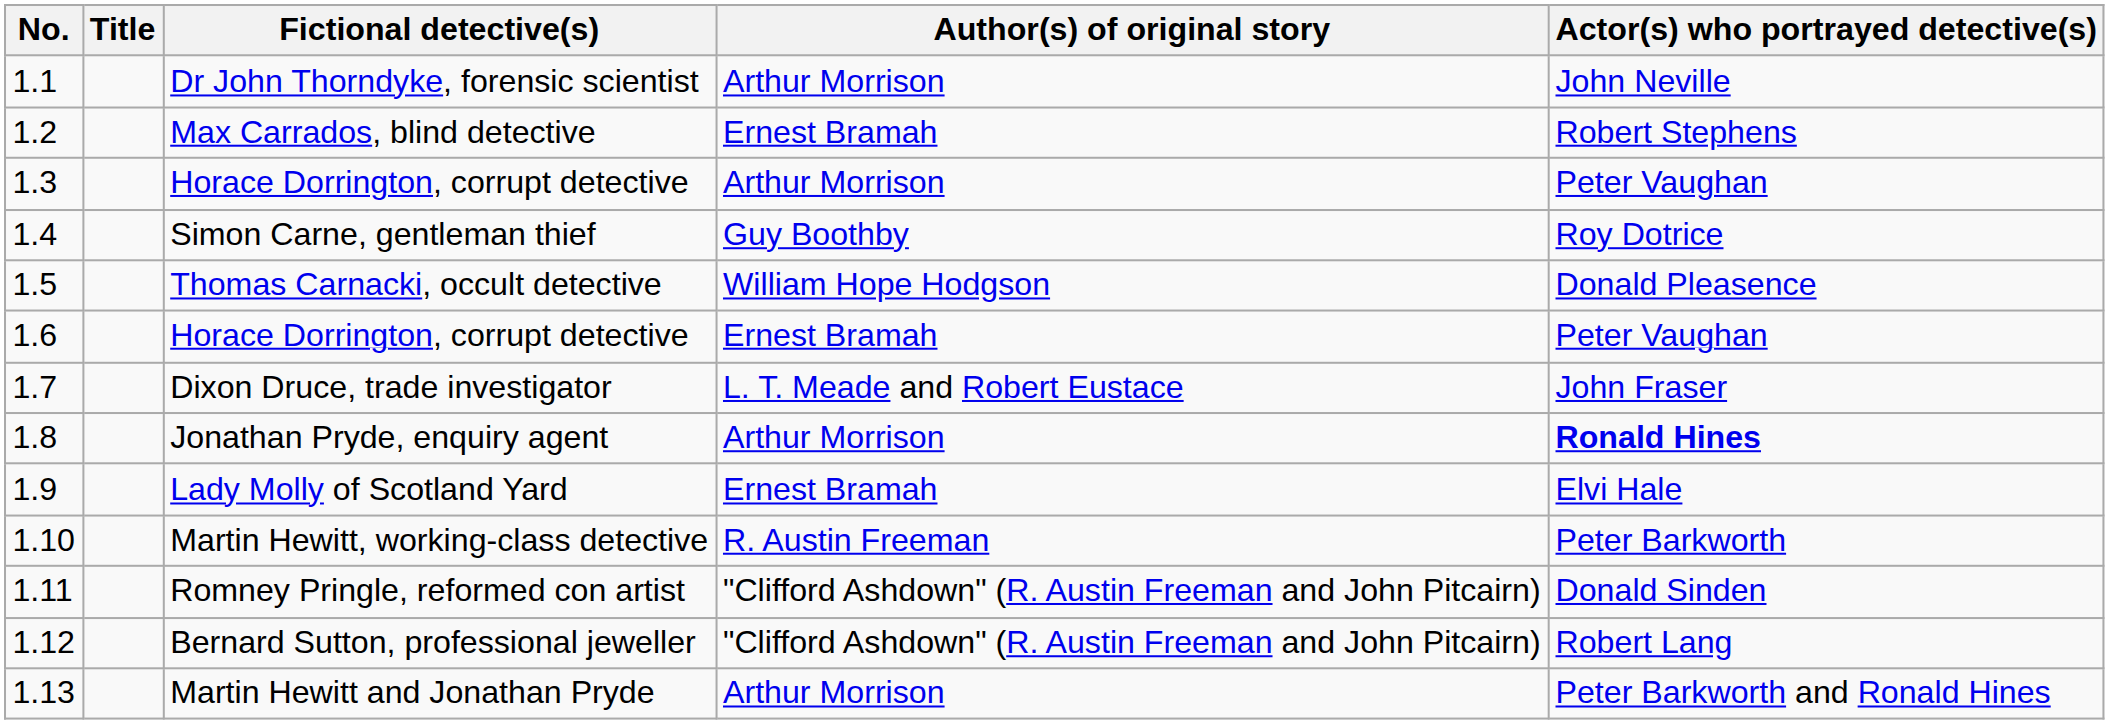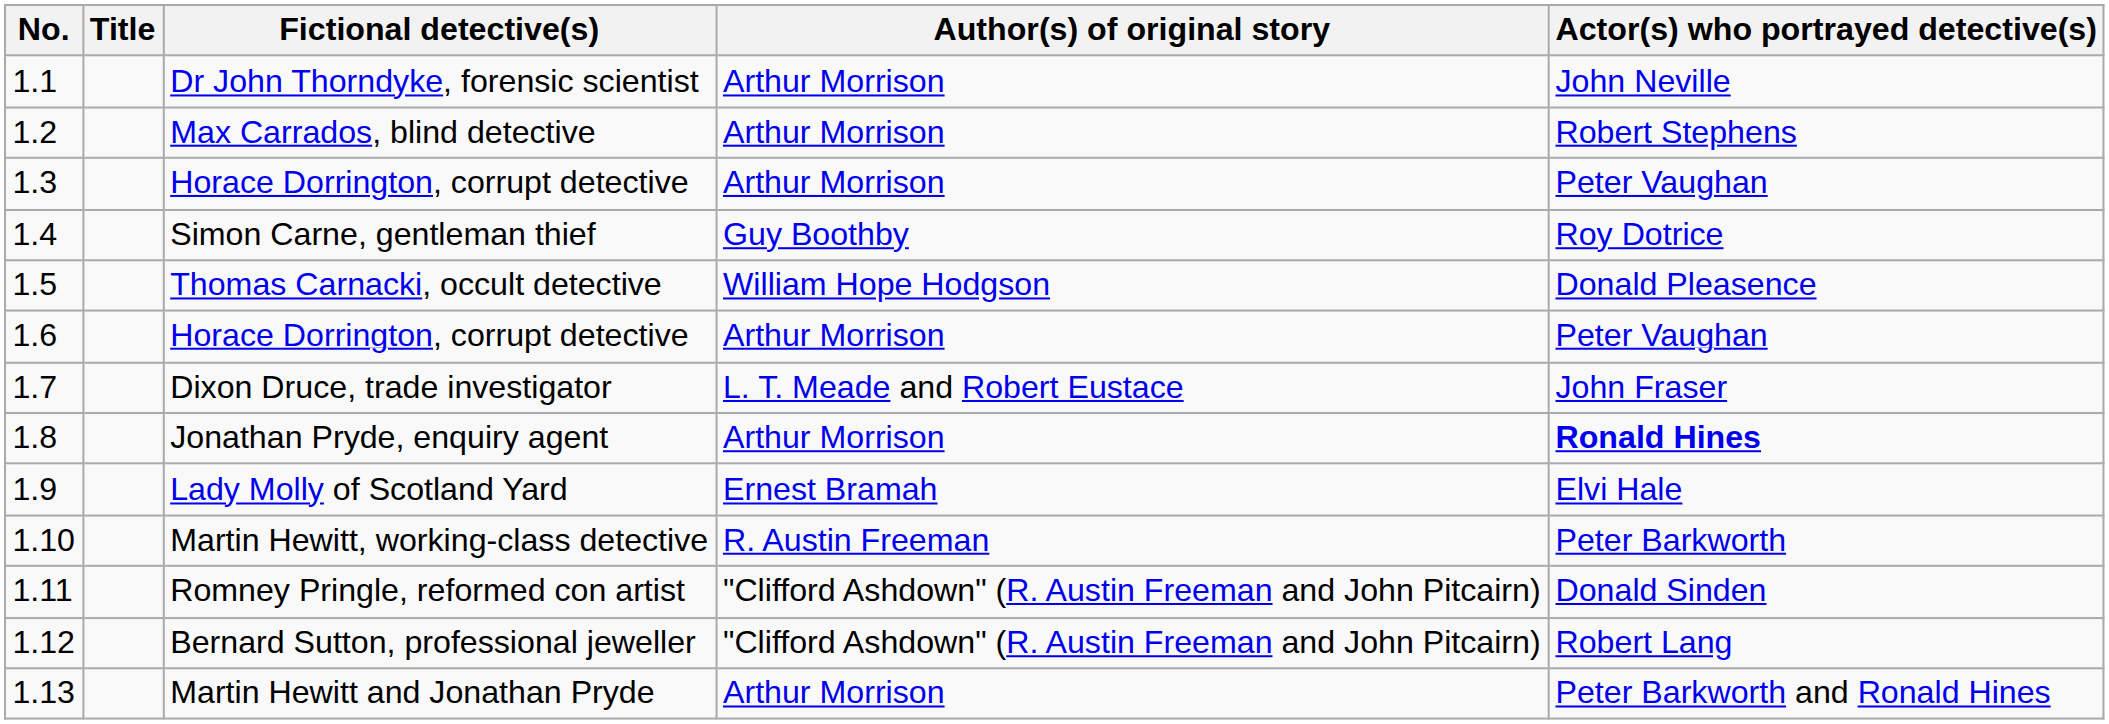(830, 132) Ernest Bramah -> (834, 132) Arthur Morrison
(830, 336) Ernest Bramah -> (834, 336) Arthur Morrison
